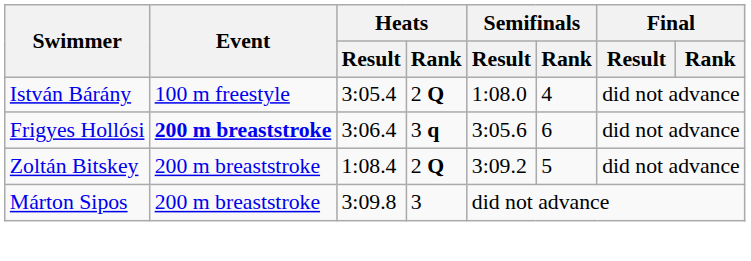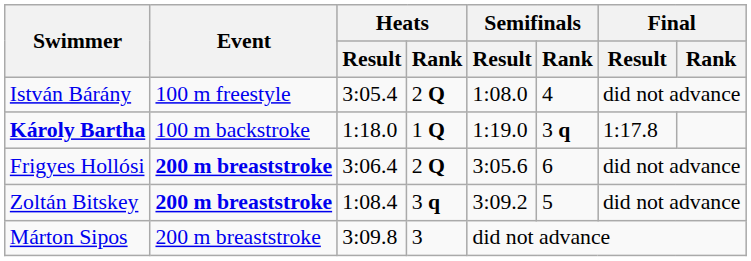+ row: (78, 130)
(425, 130) 3 q -> (428, 166) 2 Q
(237, 166) normal -> (244, 202) bold
(427, 166) 2 Q -> (426, 202) 3 q
